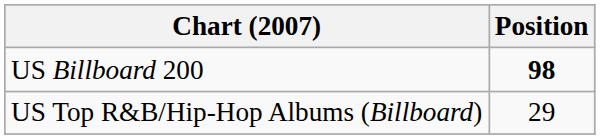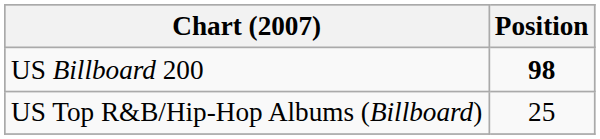(542, 112) 29 -> (542, 112) 25
